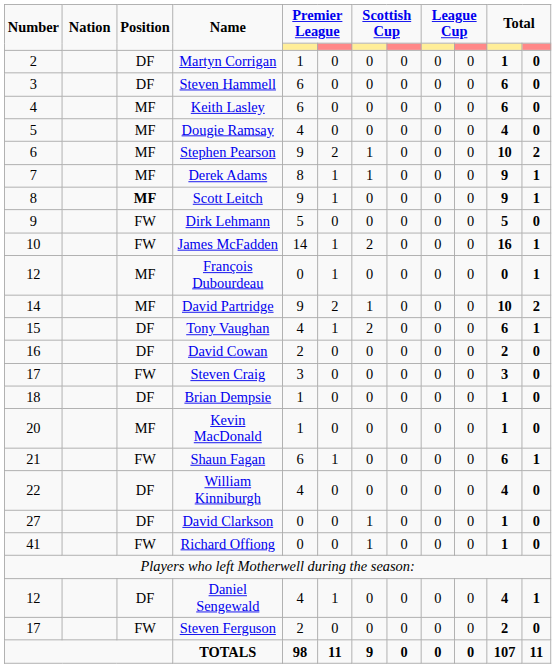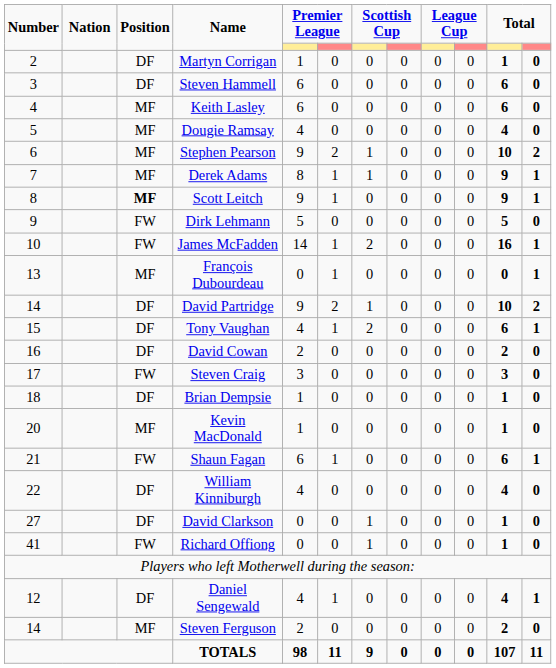(33, 275) 12 -> (33, 275) 13
(145, 306) MF -> (145, 306) DF
(33, 628) 17 -> (33, 628) 14
(145, 628) FW -> (145, 628) MF
